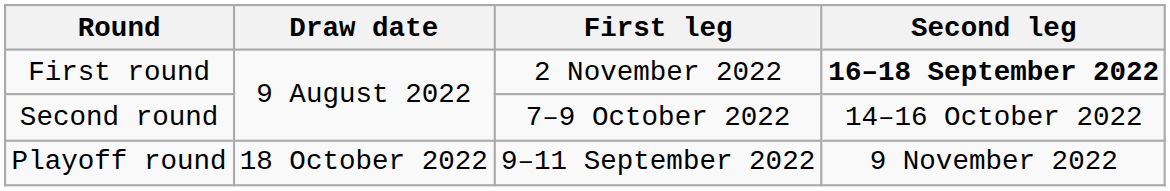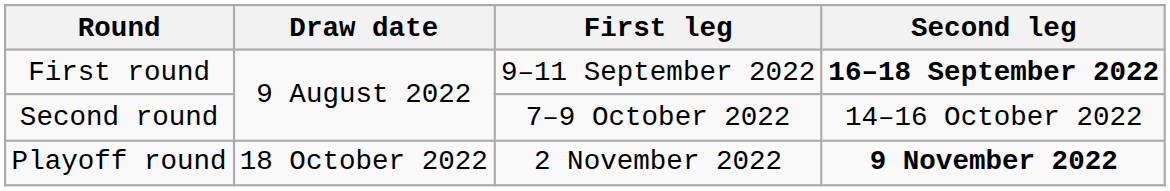(658, 72) 2 November 2022 -> (658, 72) 9–11 September 2022
(658, 162) 9–11 September 2022 -> (658, 162) 2 November 2022
(994, 162) normal -> (994, 162) bold
